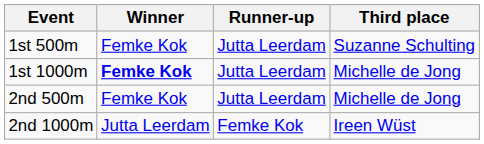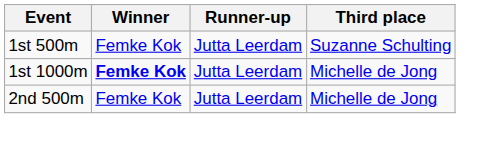- row: (51, 125)
